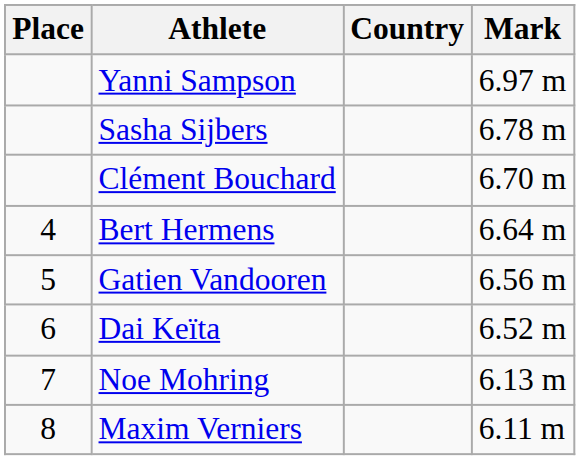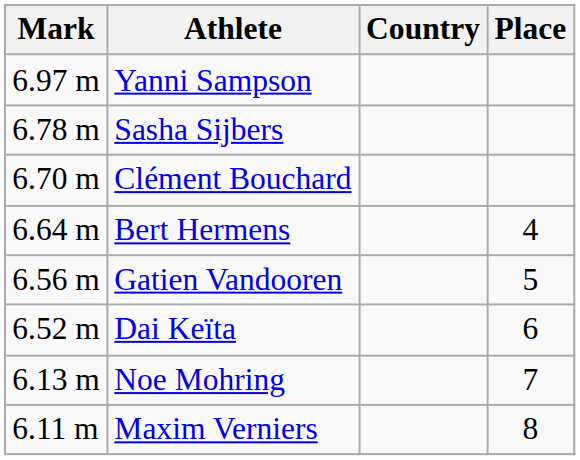columns swapped: (48, 29) <-> (522, 29)
